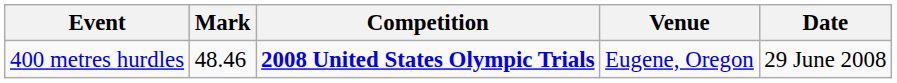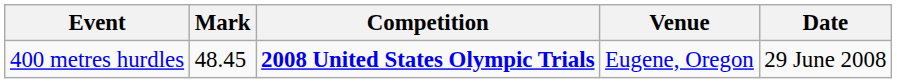(220, 58) 48.46 -> (220, 58) 48.45
